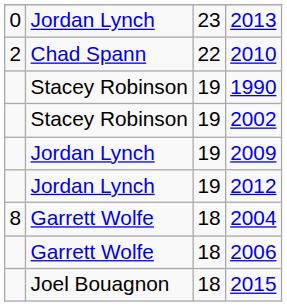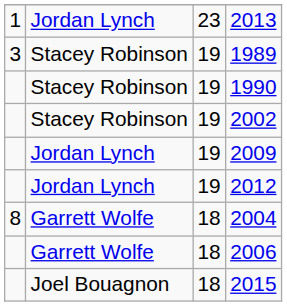(15, 20) 0 -> (15, 20) 1
- row: (253, 53)
+ row: (253, 53)
